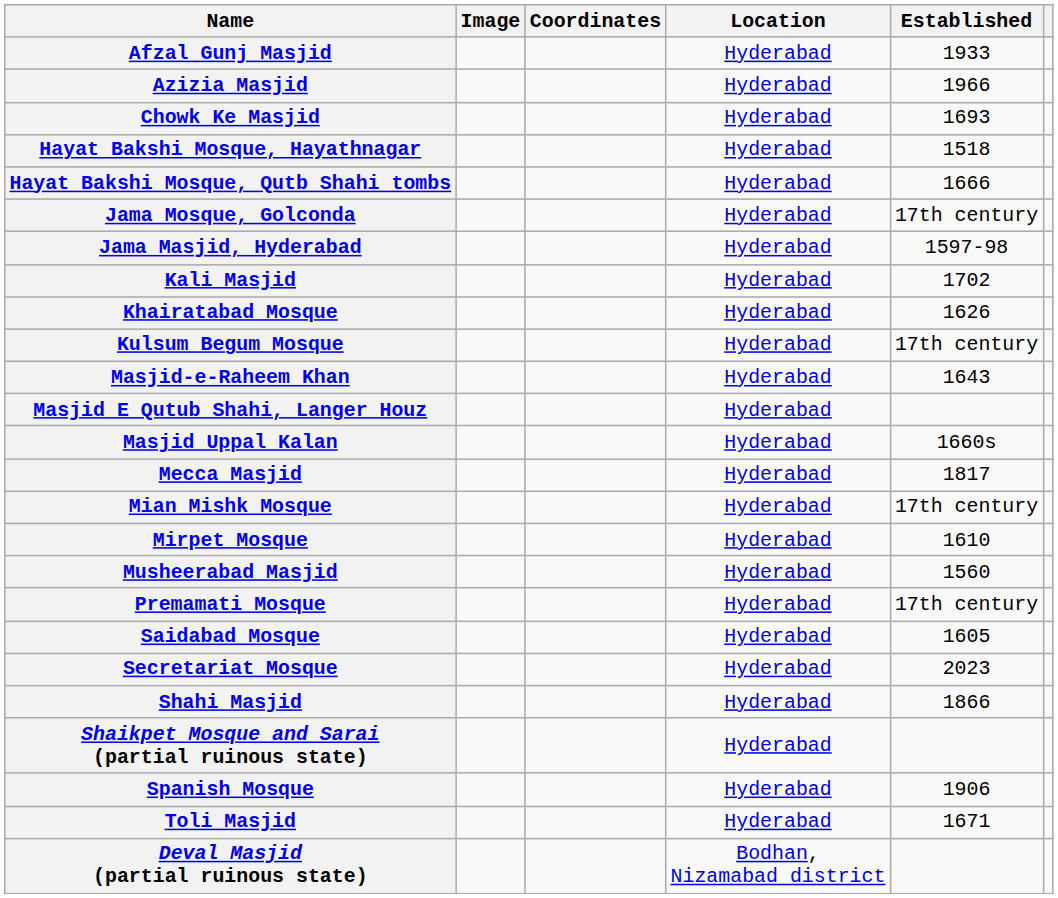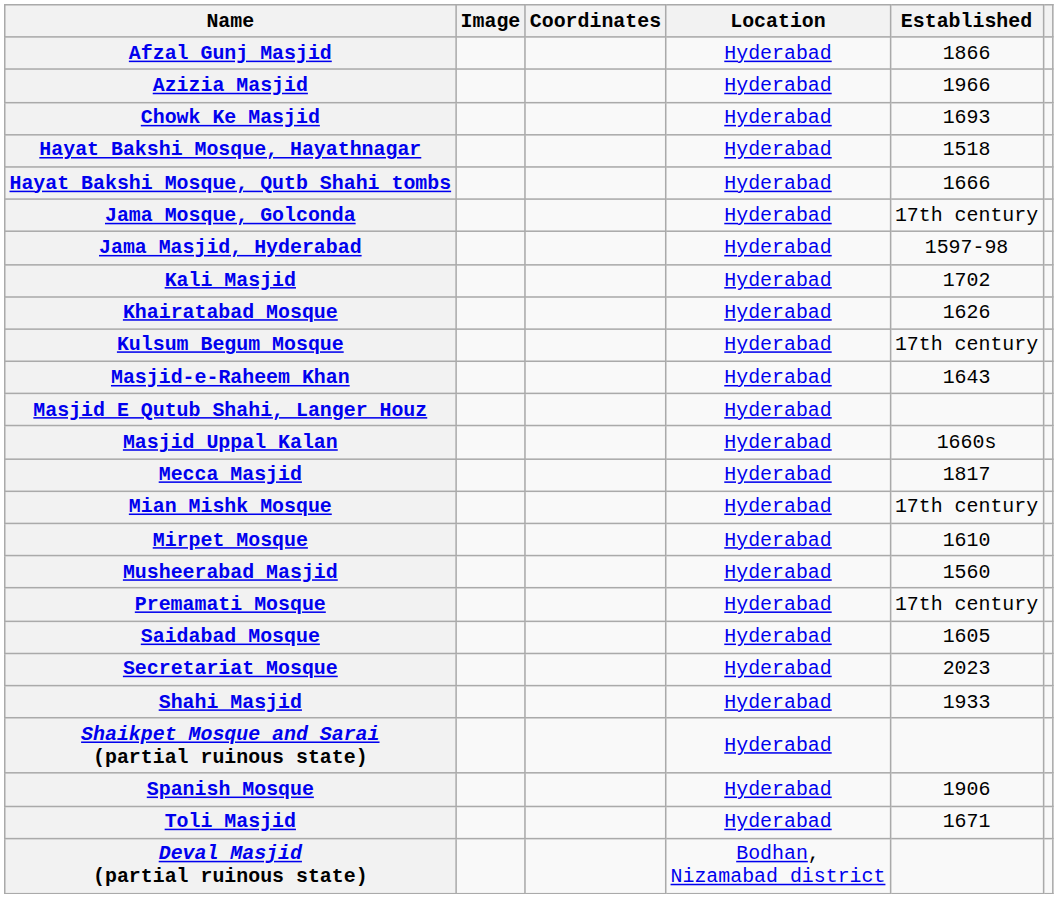(967, 53) 1933 -> (967, 53) 1866
(967, 702) 1866 -> (967, 702) 1933
